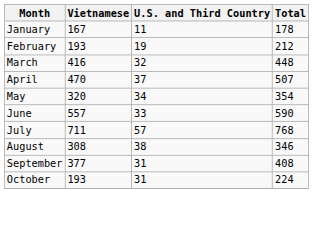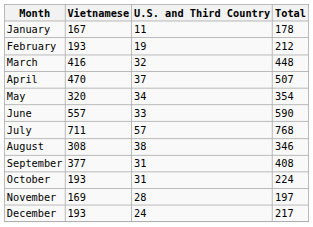+ row: (32, 197)
+ row: (32, 214)
